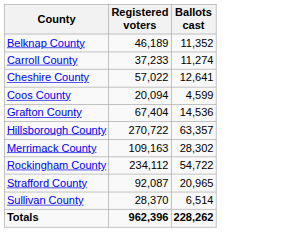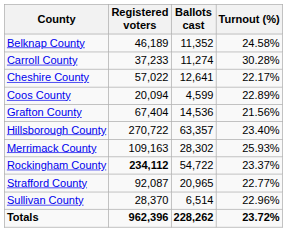+ column: (249, 19)
(149, 165) normal -> (149, 165) bold
